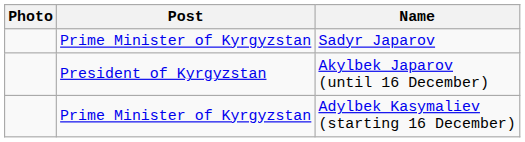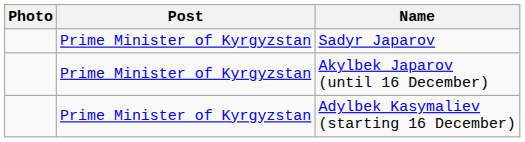(163, 74) President of Kyrgyzstan -> (186, 74) Prime Minister of Kyrgyzstan
